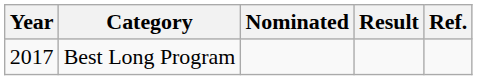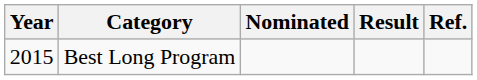(32, 56) 2017 -> (32, 56) 2015
